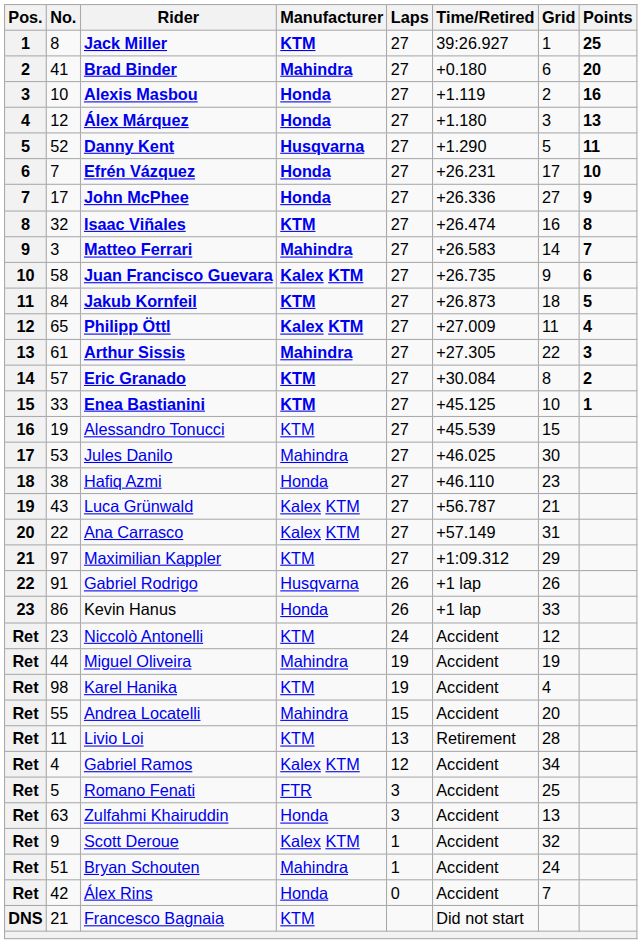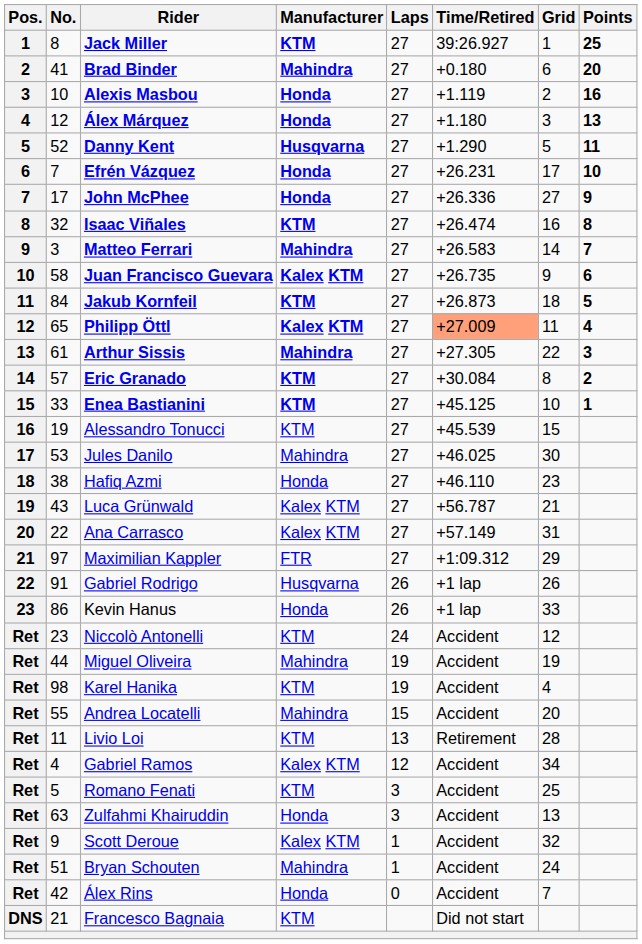(466, 327) no background -> (466, 327) lightsalmon background
(297, 558) KTM -> (296, 558) FTR
(296, 790) FTR -> (297, 790) KTM
